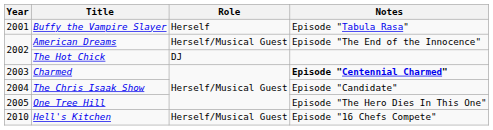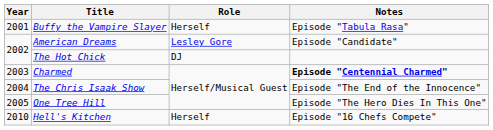(229, 42) Herself/Musical Guest -> (202, 42) Lesley Gore
(387, 42) Episode "The End of the Innocence" -> (345, 42) Episode "Candidate"
(345, 87) Episode "Candidate" -> (387, 87) Episode "The End of the Innocence"
(229, 117) Herself/Musical Guest -> (190, 117) Herself
